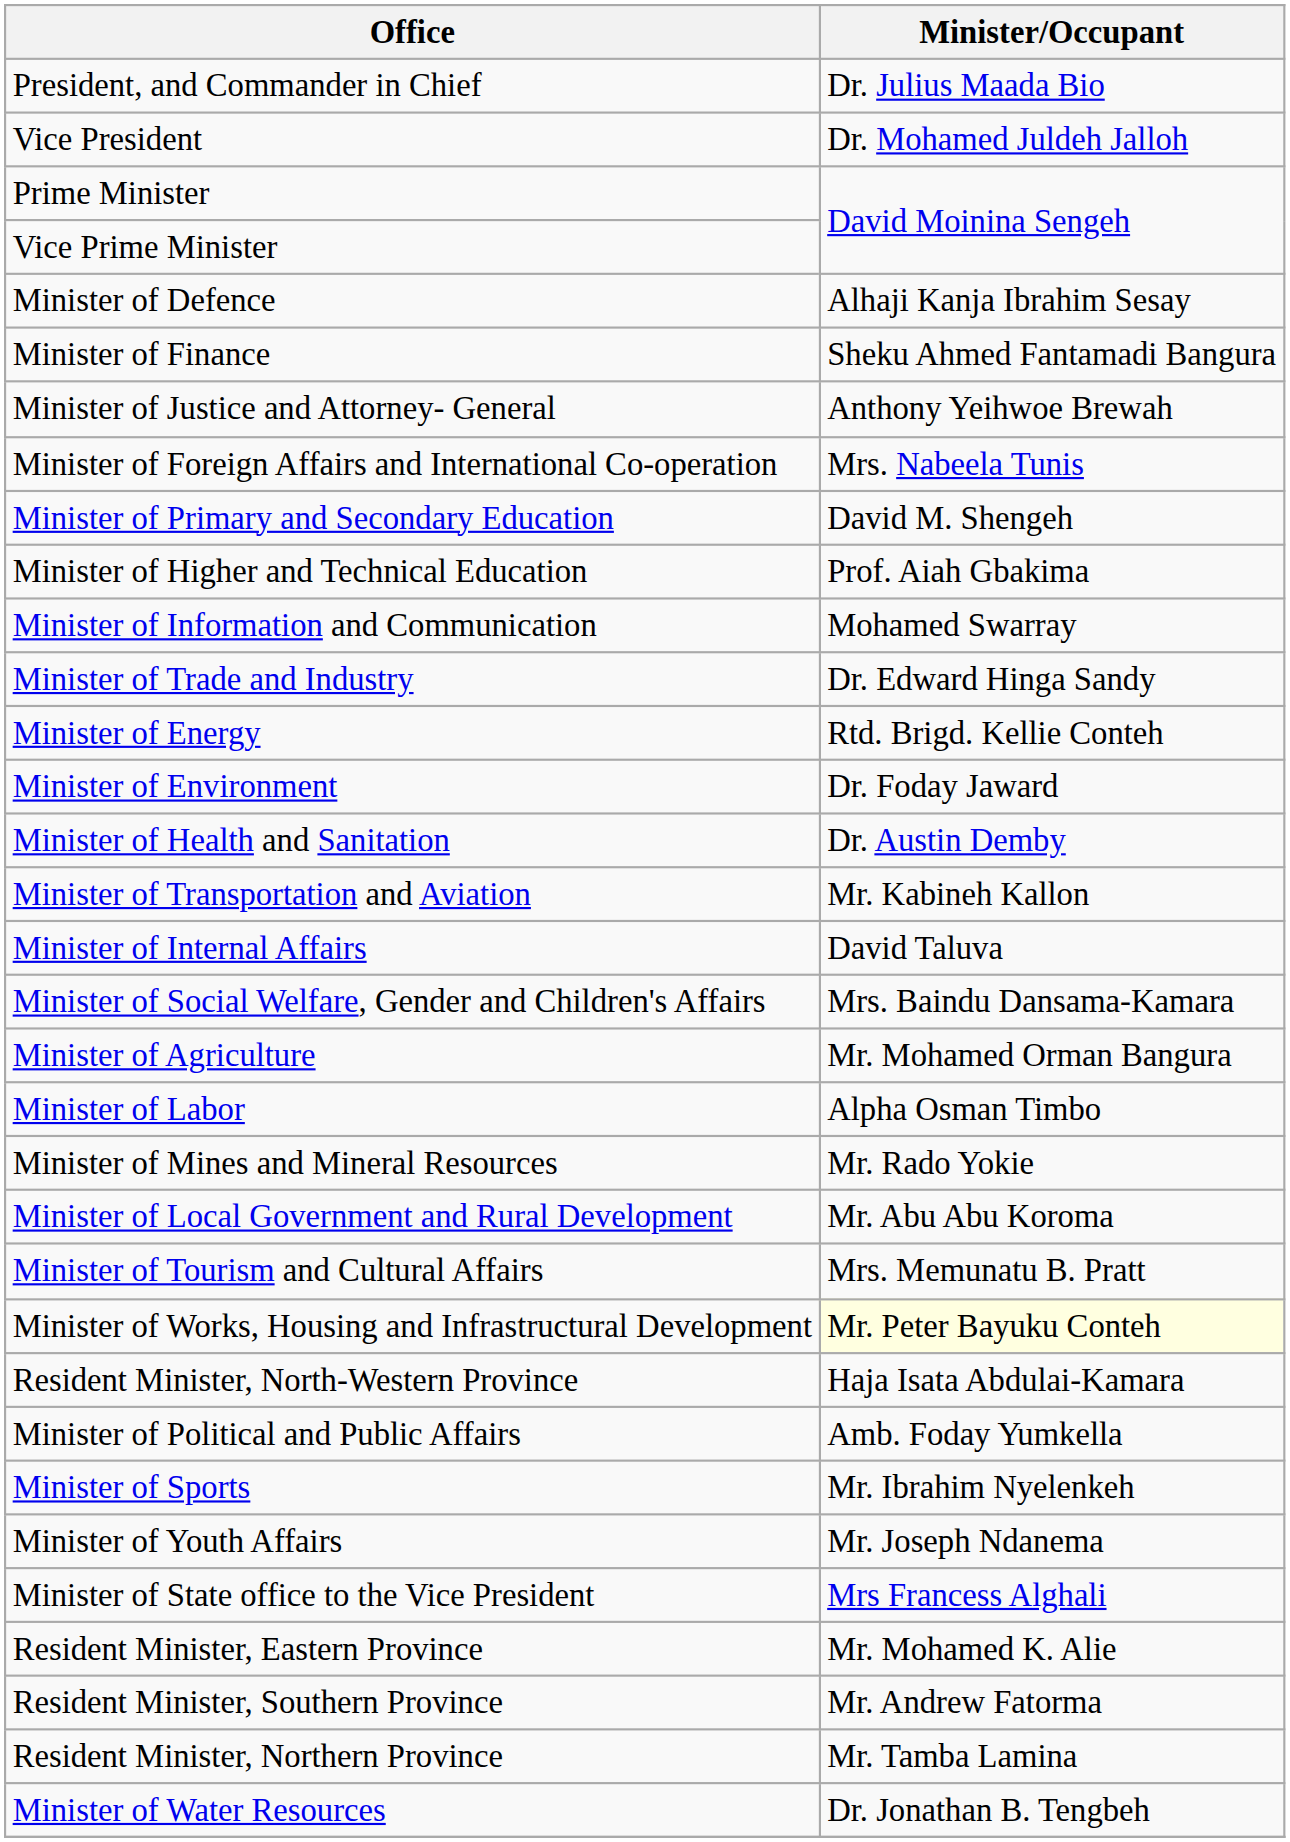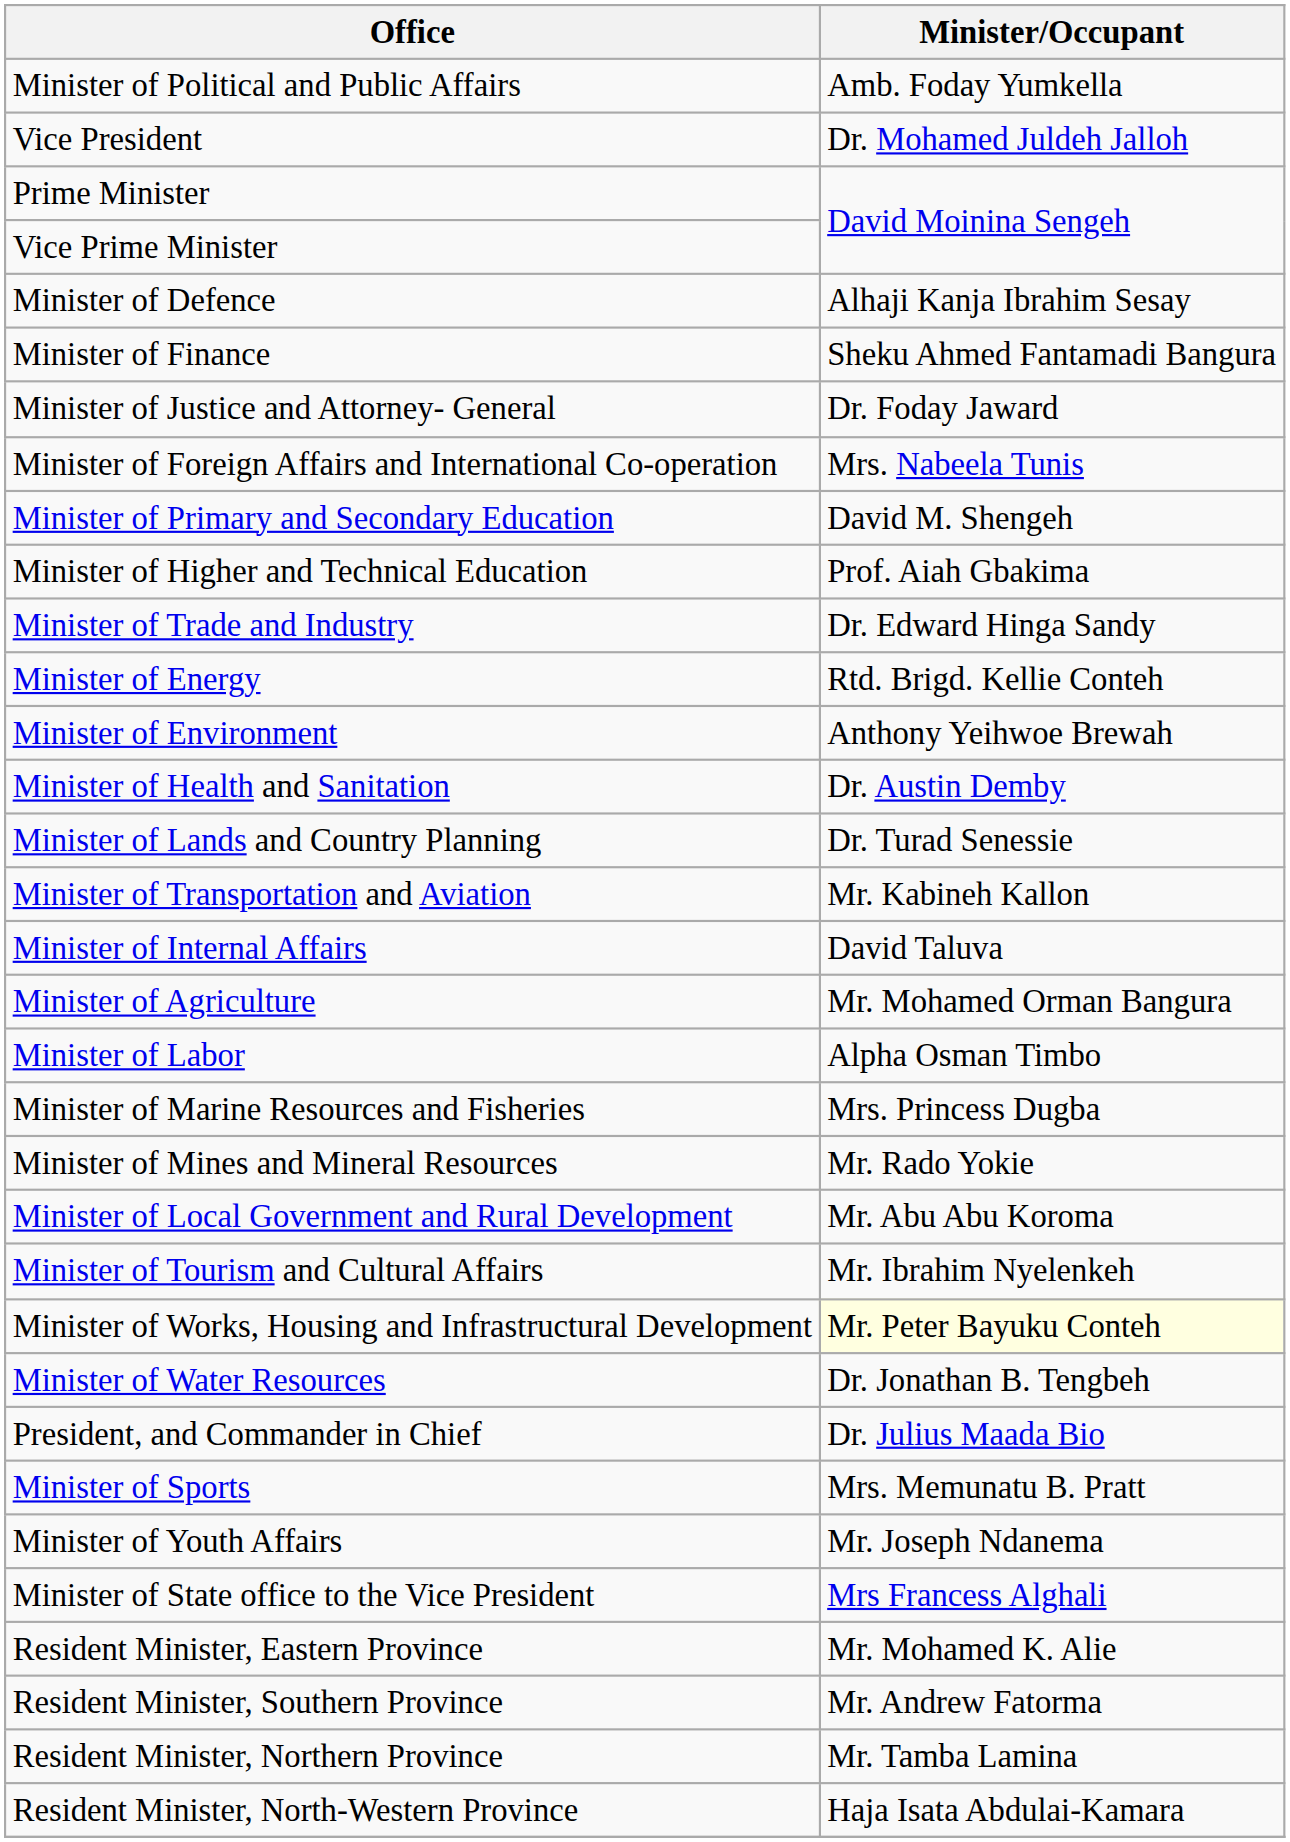rows swapped: (247, 85) <-> (267, 1432)
(1000, 408) Anthony Yeihwoe Brewah -> (943, 408) Dr. Foday Jaward
- row: (305, 624)
(943, 786) Dr. Foday Jaward -> (1000, 732) Anthony Yeihwoe Brewah
+ row: (277, 839)
- row: (389, 1001)
+ row: (299, 1109)
(986, 1270) Mrs. Memunatu B. Pratt -> (981, 1270) Mr. Ibrahim Nyelenkeh
rows swapped: (199, 1809) <-> (295, 1378)
(981, 1486) Mr. Ibrahim Nyelenkeh -> (986, 1486) Mrs. Memunatu B. Pratt
